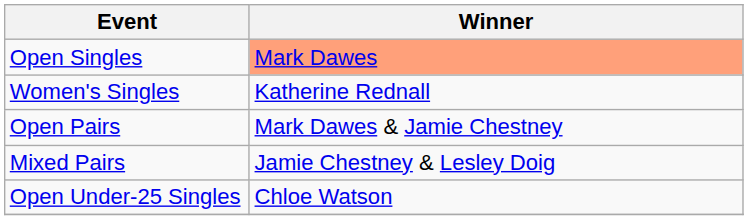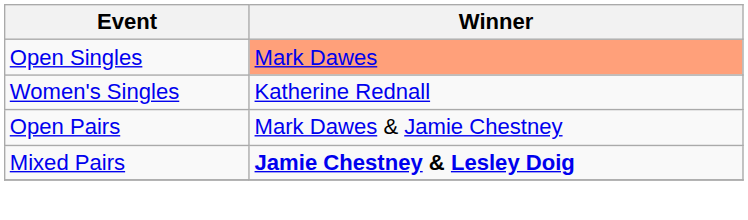(405, 162) normal -> (415, 162) bold
- row: (125, 197)
